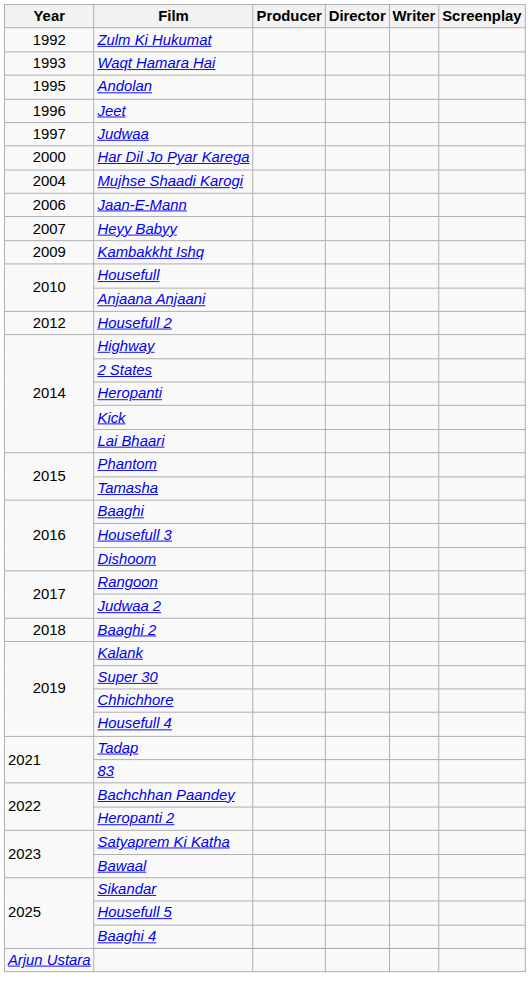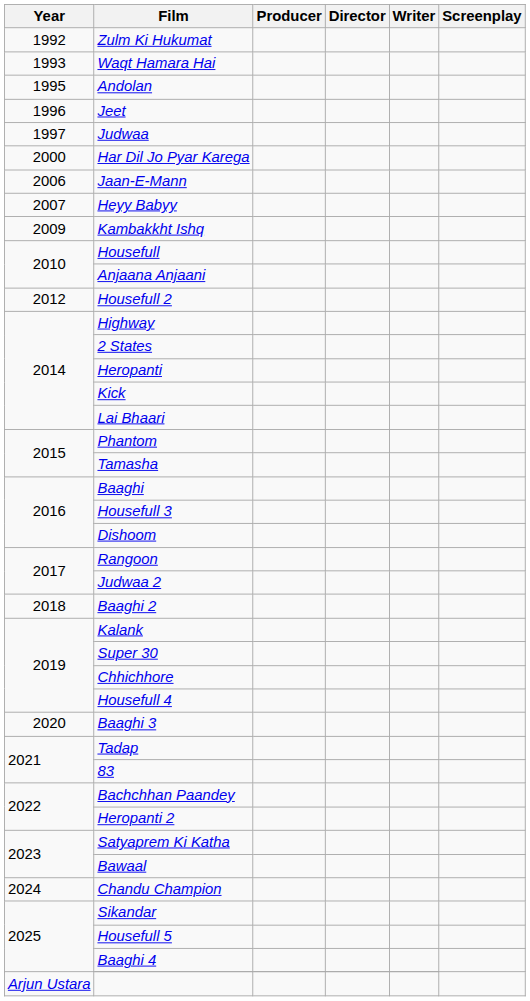- row: (49, 181)
+ row: (49, 724)
+ row: (24, 889)
